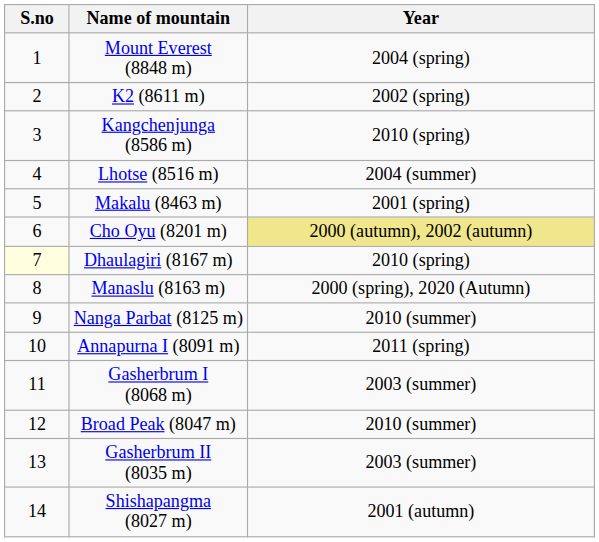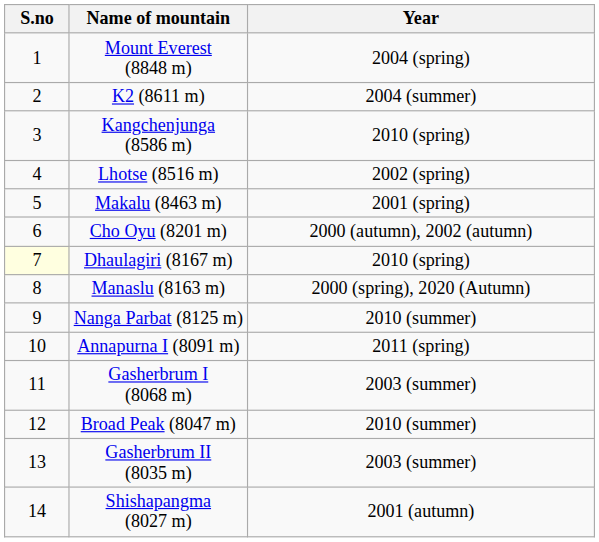(421, 96) 2002 (spring) -> (421, 96) 2004 (summer)
(421, 174) 2004 (summer) -> (421, 174) 2002 (spring)
(421, 231) khaki background -> (421, 231) no background
